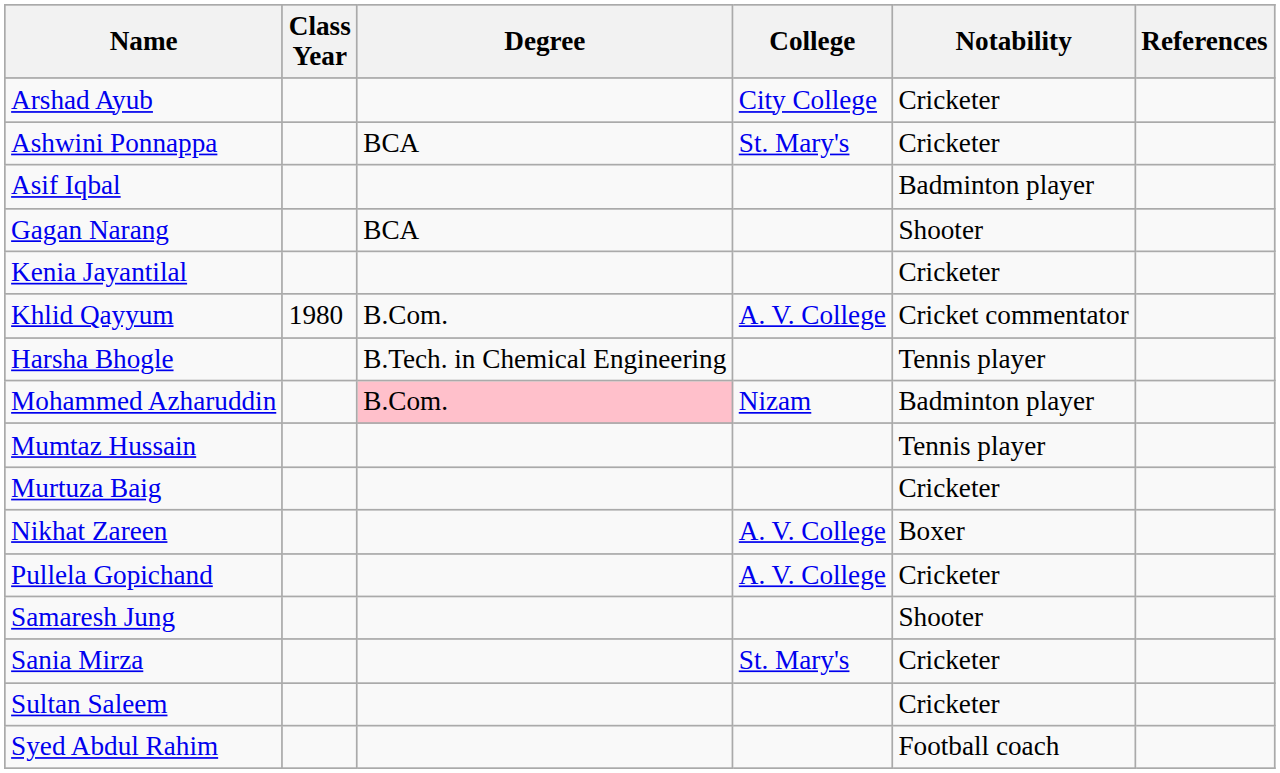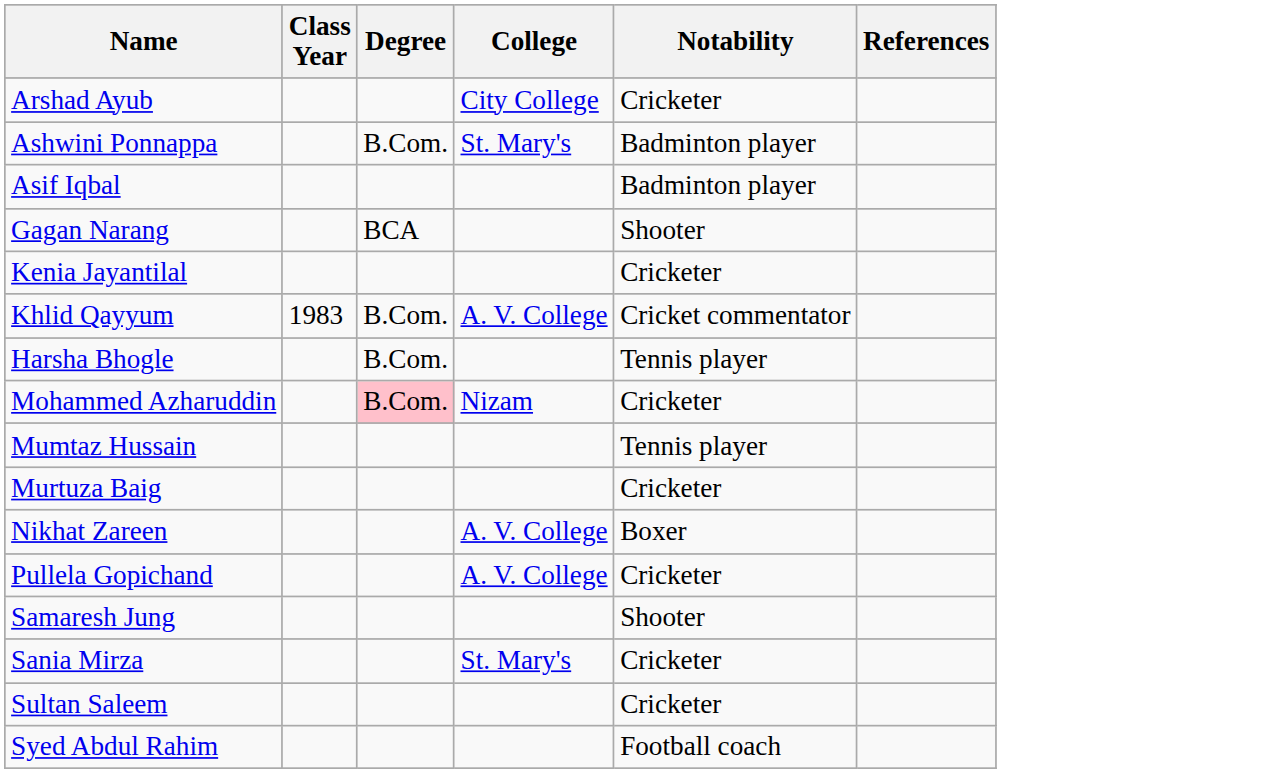(391, 142) BCA -> (406, 142) B.Com.
(949, 142) Cricketer -> (718, 142) Badminton player
(316, 315) 1980 -> (316, 315) 1983
(545, 358) B.Tech. in Chemical Engineering -> (406, 358) B.Com.
(996, 401) Badminton player -> (671, 401) Cricketer
